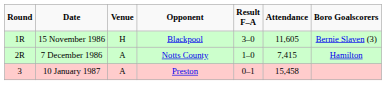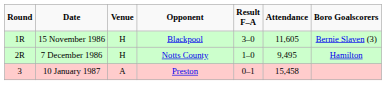(122, 55) A -> (122, 55) H
(287, 55) 7,415 -> (287, 55) 9,495
